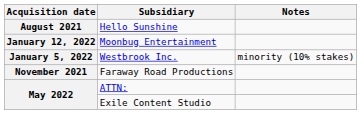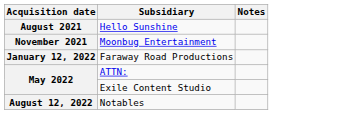(51, 42) January 12, 2022 -> (51, 42) November 2021
- row: (139, 57)
(51, 72) November 2021 -> (51, 57) January 12, 2022
+ row: (122, 102)
